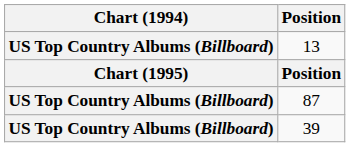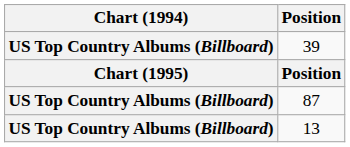rows swapped: (311, 127) <-> (311, 45)
